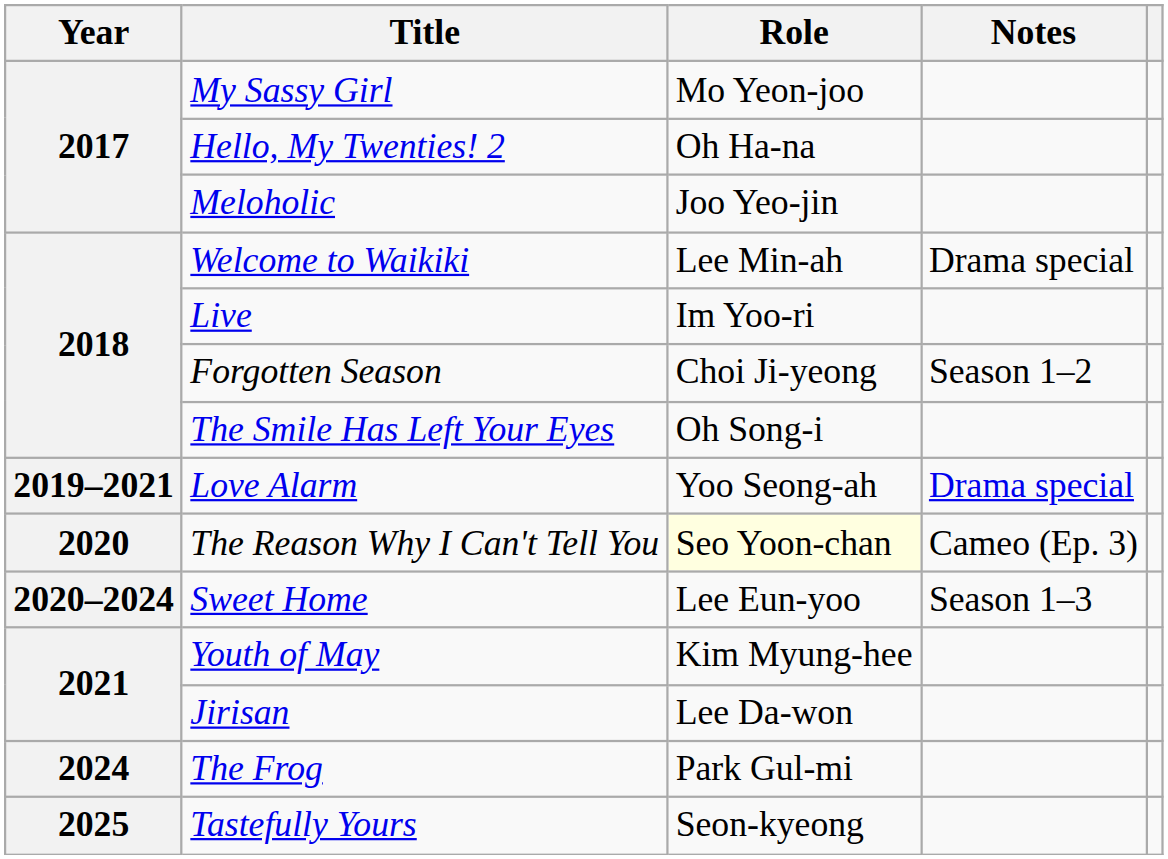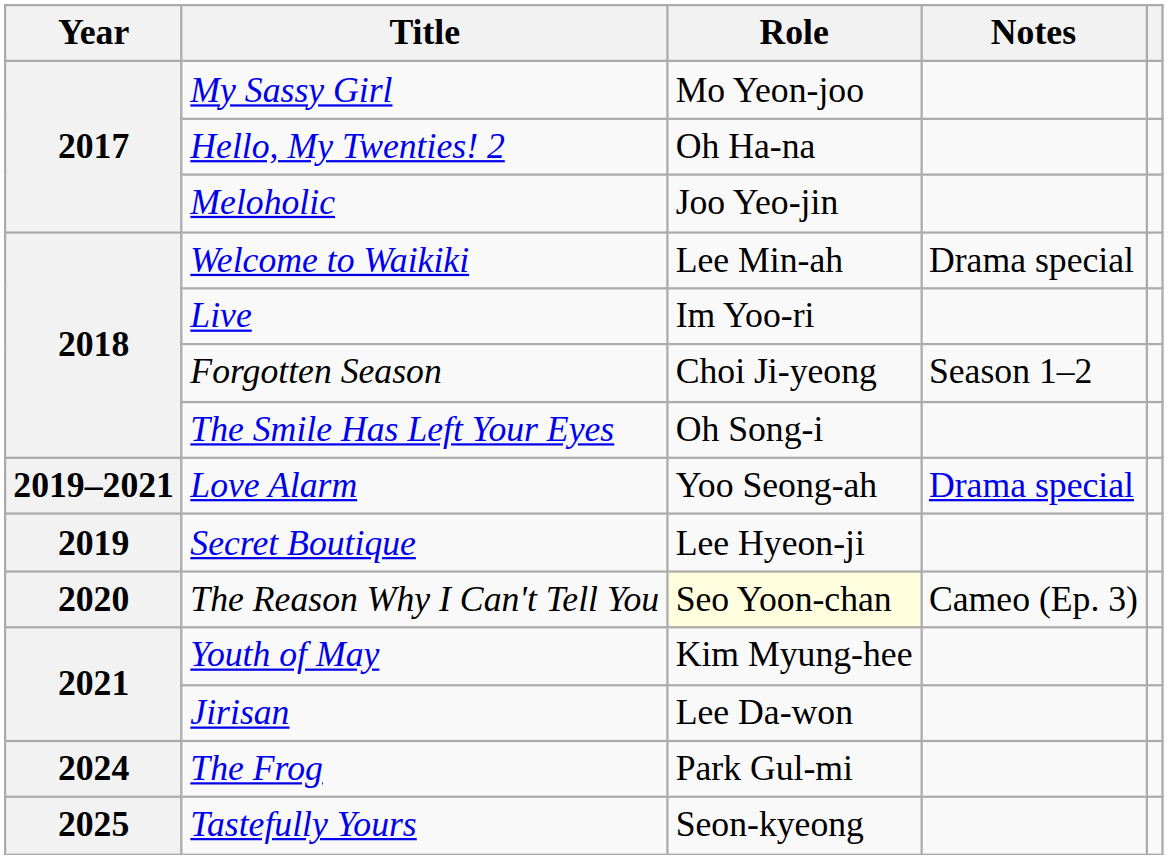+ row: (303, 542)
- row: (279, 598)
